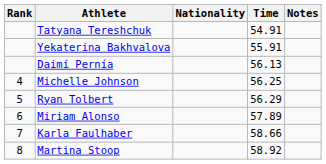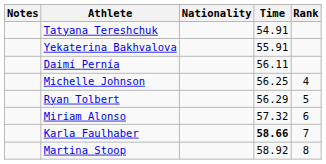columns swapped: (20, 13) <-> (303, 13)
(266, 64) 56.13 -> (272, 64) 56.11
(266, 116) 57.89 -> (272, 116) 57.32
(266, 133) normal -> (272, 133) bold
